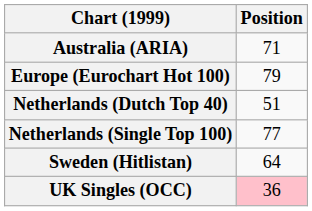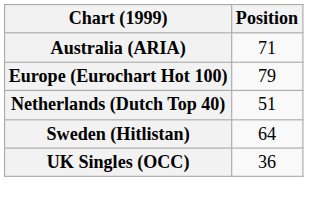- row: (120, 133)
(272, 190) pink background -> (267, 162) no background
